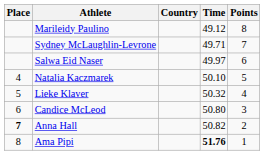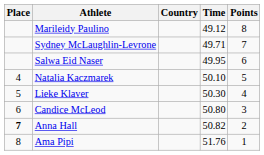(214, 61) 49.97 -> (214, 61) 49.95
(214, 93) 50.32 -> (214, 93) 50.30
(214, 142) bold -> (214, 142) normal
